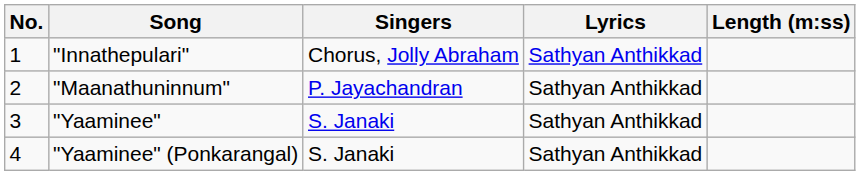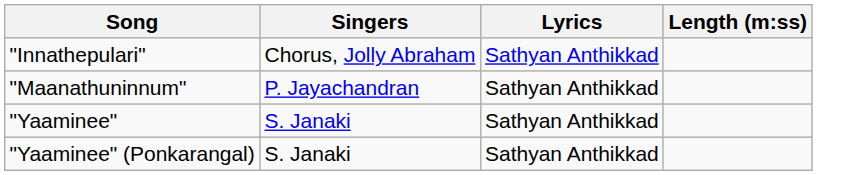- column: (26, 21)
